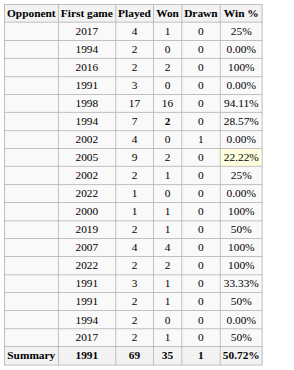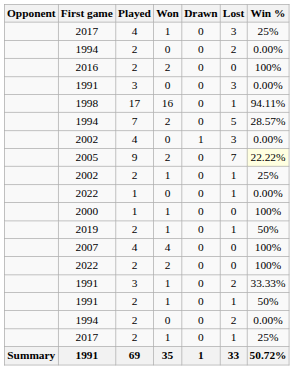+ column: (234, 13)
(168, 121) bold -> (168, 121) normal
(241, 337) 50% -> (268, 337) 25%
